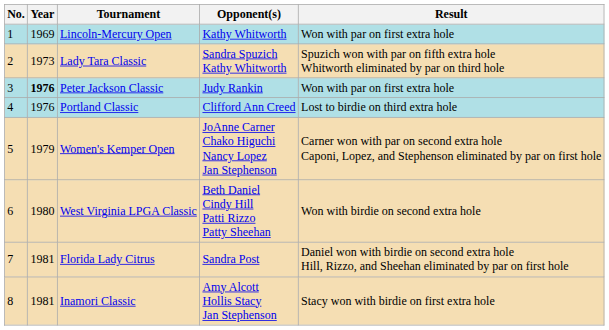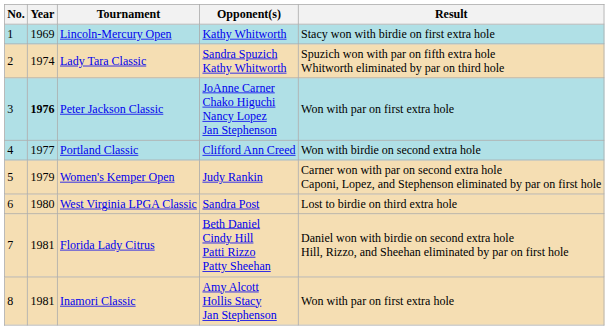(378, 34) Won with par on first extra hole -> (398, 34) Stacy won with birdie on first extra hole
(42, 61) 1973 -> (42, 61) 1974
(233, 88) Judy Rankin -> (240, 109) JoAnne Carner Chako Higuchi Nancy Lopez Jan Stephenson
(42, 108) 1976 -> (42, 150) 1977
(379, 108) Lost to birdie on third extra hole -> (391, 150) Won with birdie on second extra hole
(240, 149) JoAnne Carner Chako Higuchi Nancy Lopez Jan Stephenson -> (233, 177) Judy Rankin
(237, 211) Beth Daniel Cindy Hill Patti Rizzo Patty Sheehan -> (231, 204) Sandra Post
(391, 211) Won with birdie on second extra hole -> (379, 204) Lost to birdie on third extra hole
(231, 259) Sandra Post -> (237, 245) Beth Daniel Cindy Hill Patti Rizzo Patty Sheehan
(398, 300) Stacy won with birdie on first extra hole -> (378, 300) Won with par on first extra hole
